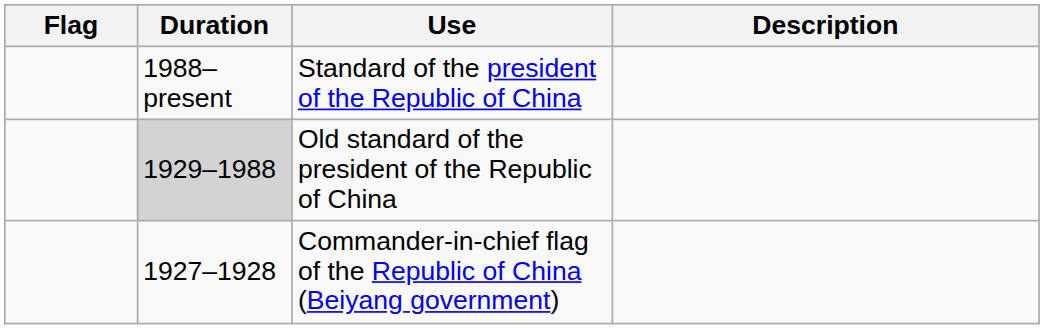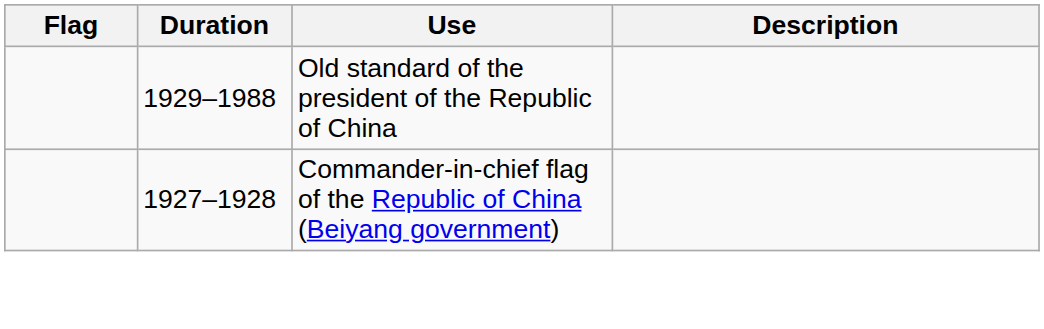- row: (447, 82)
(210, 169) lightgrey background -> (210, 97) no background
